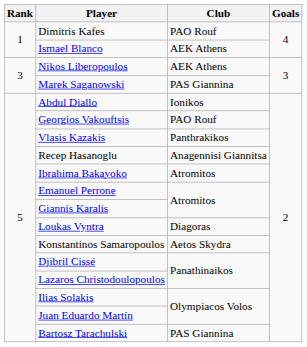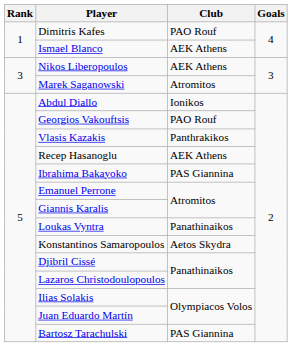(202, 84) PAS Giannina -> (193, 84) Atromitos
(218, 155) Anagennisi Giannitsa -> (198, 155) AEK Athens
(193, 173) Atromitos -> (202, 173) PAS Giannina
(190, 226) Diagoras -> (201, 226) Panathinaikos
